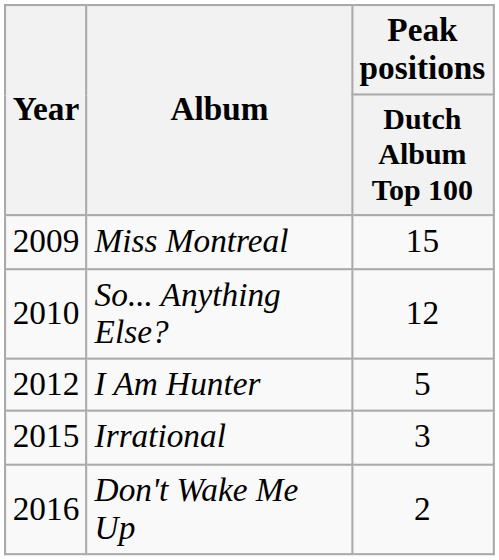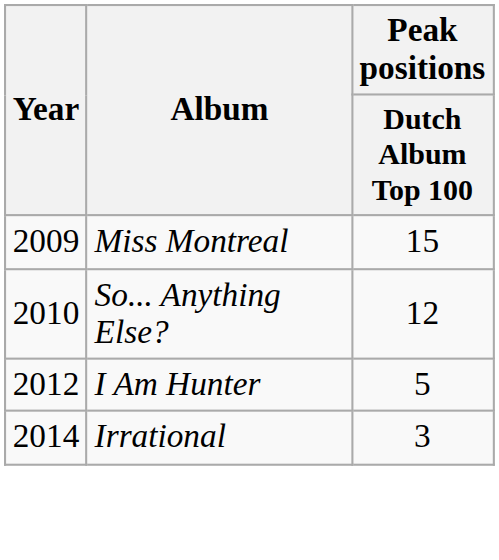(46, 437) 2015 -> (46, 437) 2014
- row: (196, 508)
